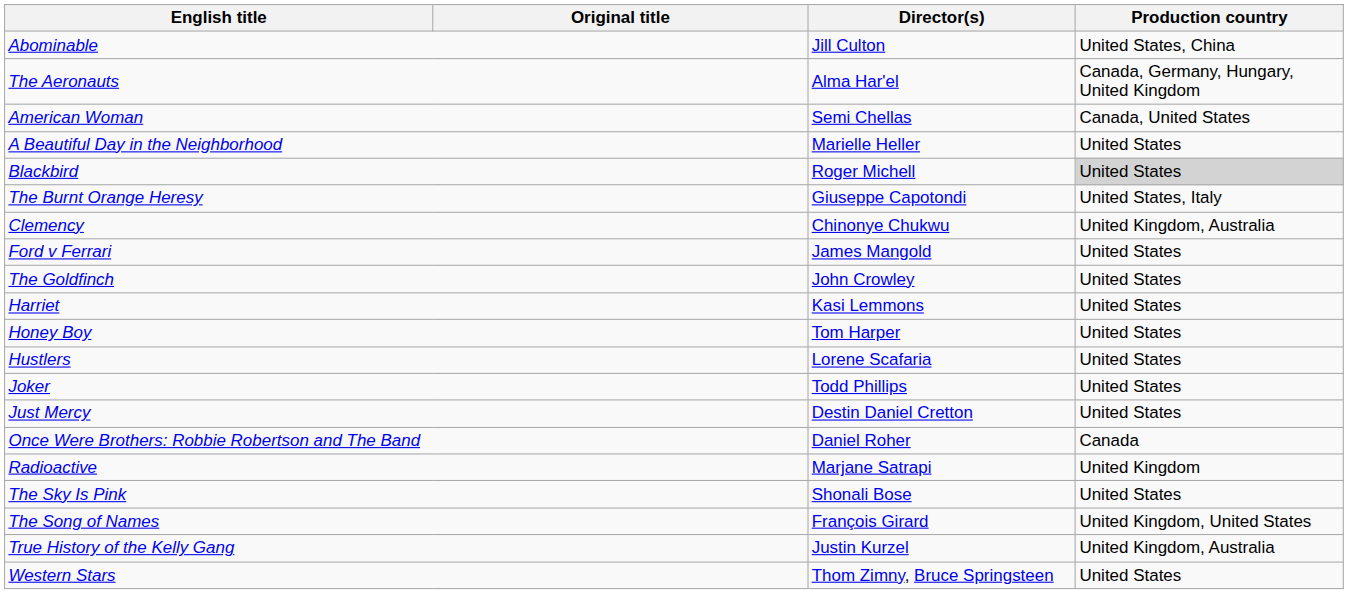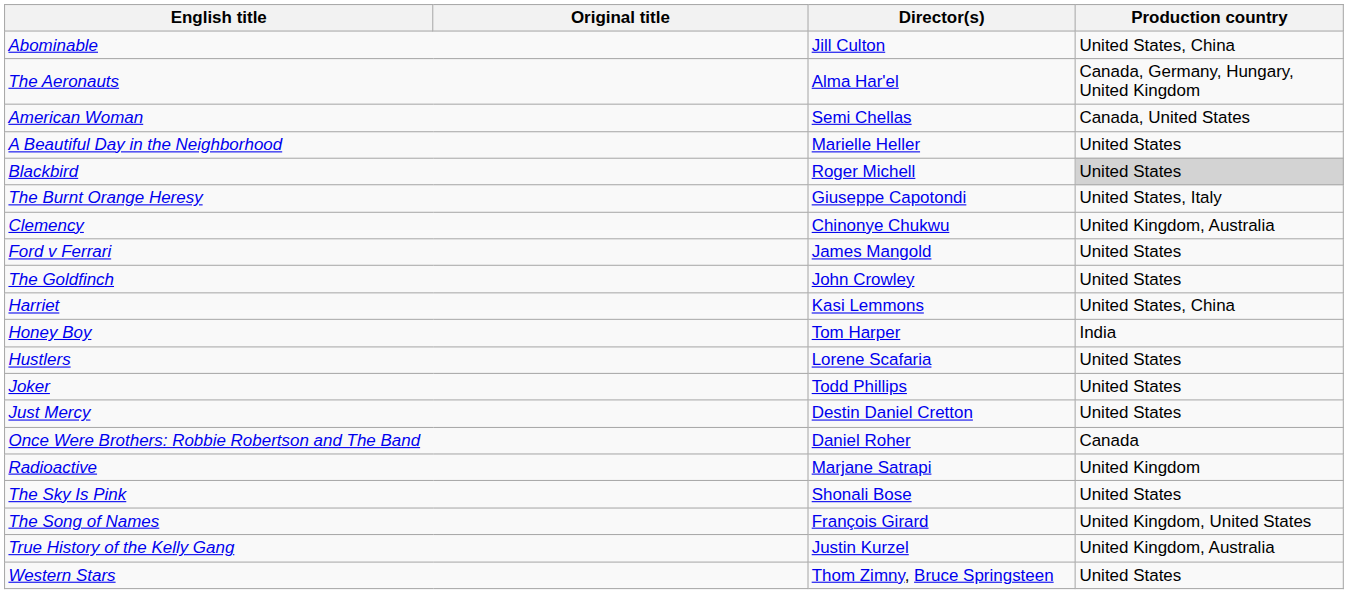(1130, 306) United States -> (1157, 306) United States, China
(1130, 332) United States -> (1098, 332) India
